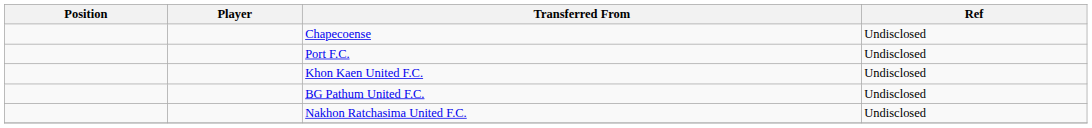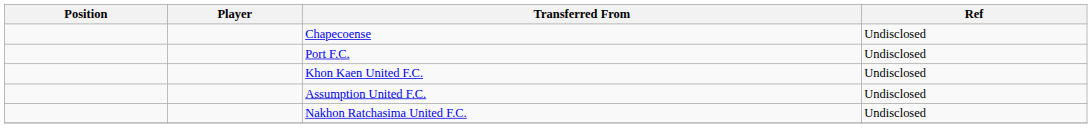+ row: (366, 93)
- row: (365, 93)
